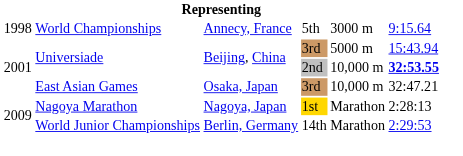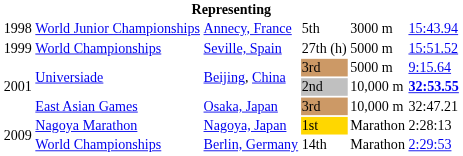(98, 28) World Championships -> (118, 28) World Junior Championships
(410, 28) 9:15.64 -> (433, 28) 15:43.94
+ row: (243, 48)
(413, 48) 15:43.94 -> (430, 67) 9:15.64
(118, 125) World Junior Championships -> (98, 145) World Championships
